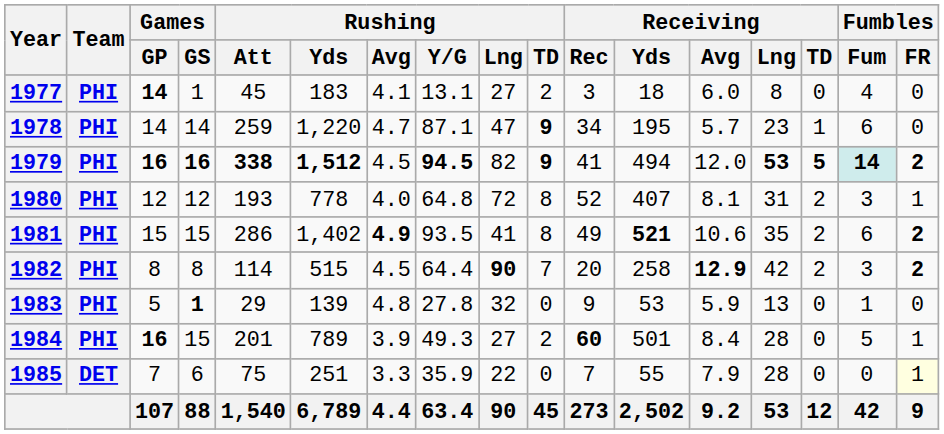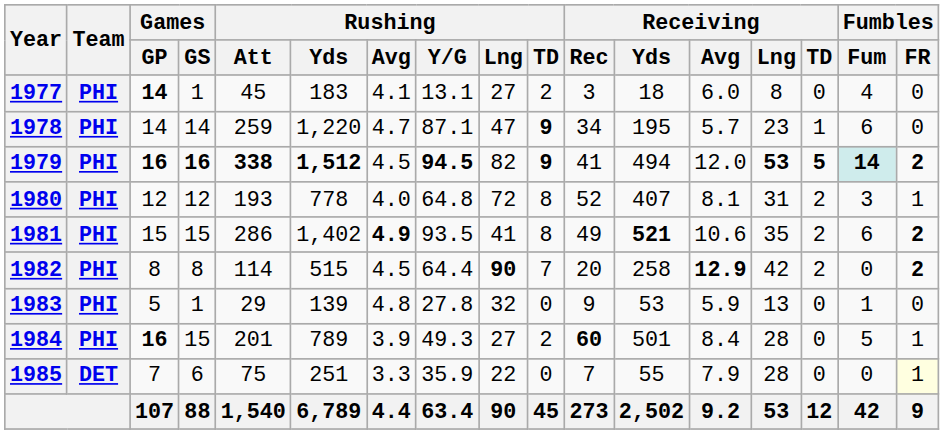(867, 270) 3 -> (867, 270) 0
(197, 306) bold -> (197, 306) normal
